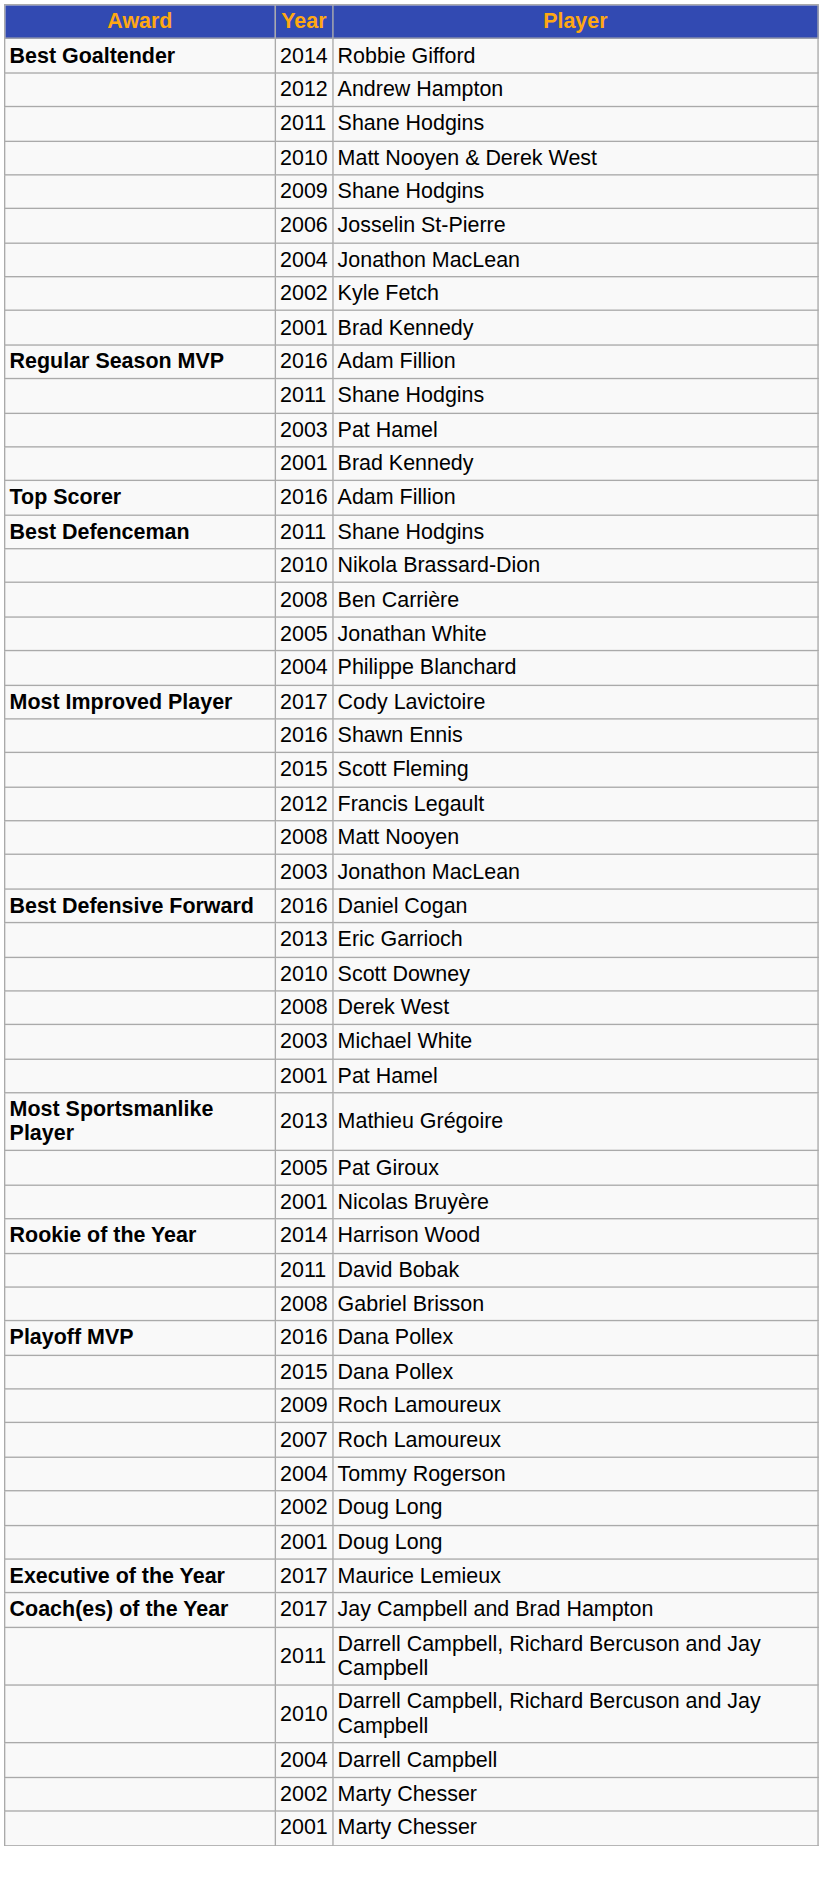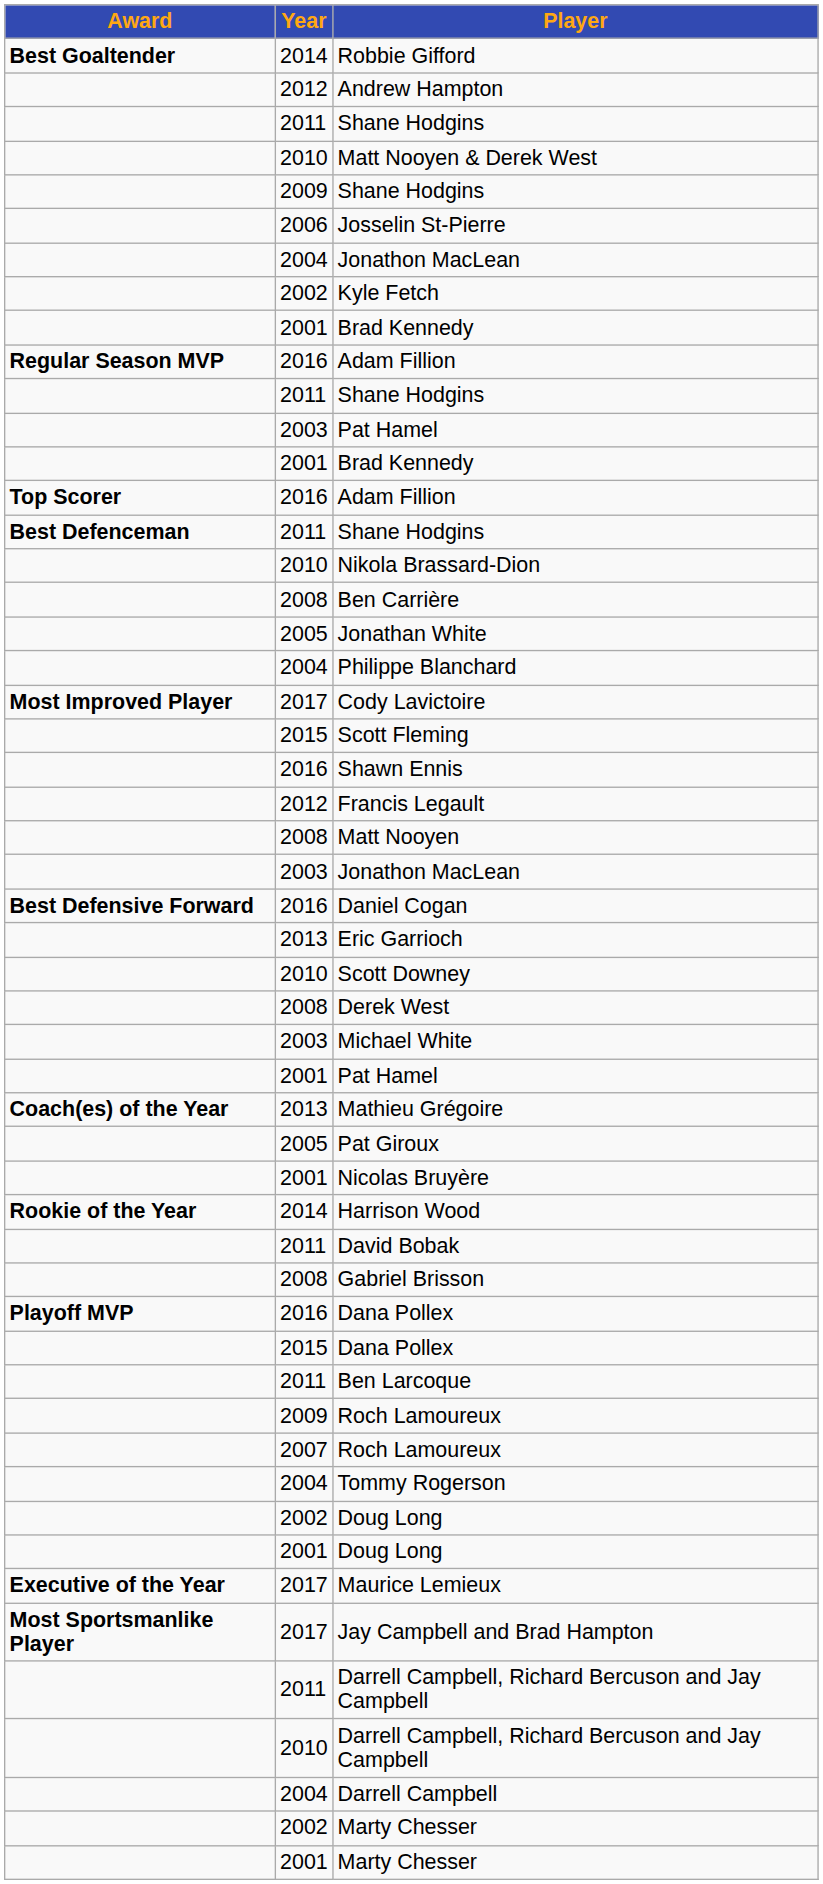rows swapped: (304, 735) <-> (304, 769)
(111, 1121) Most Sportsmanlike Player -> (119, 1109) Coach(es) of the Year
+ row: (303, 1381)
(119, 1609) Coach(es) of the Year -> (111, 1631) Most Sportsmanlike Player
